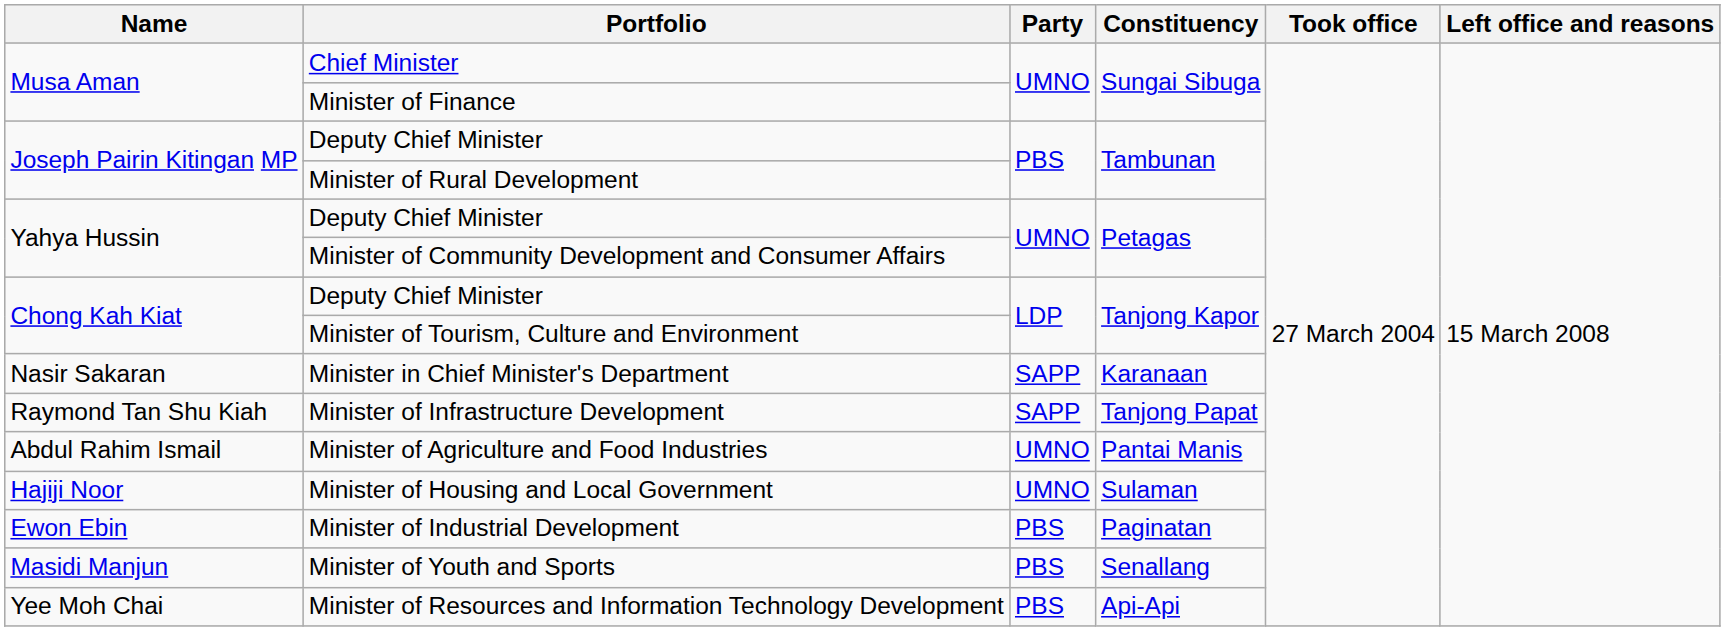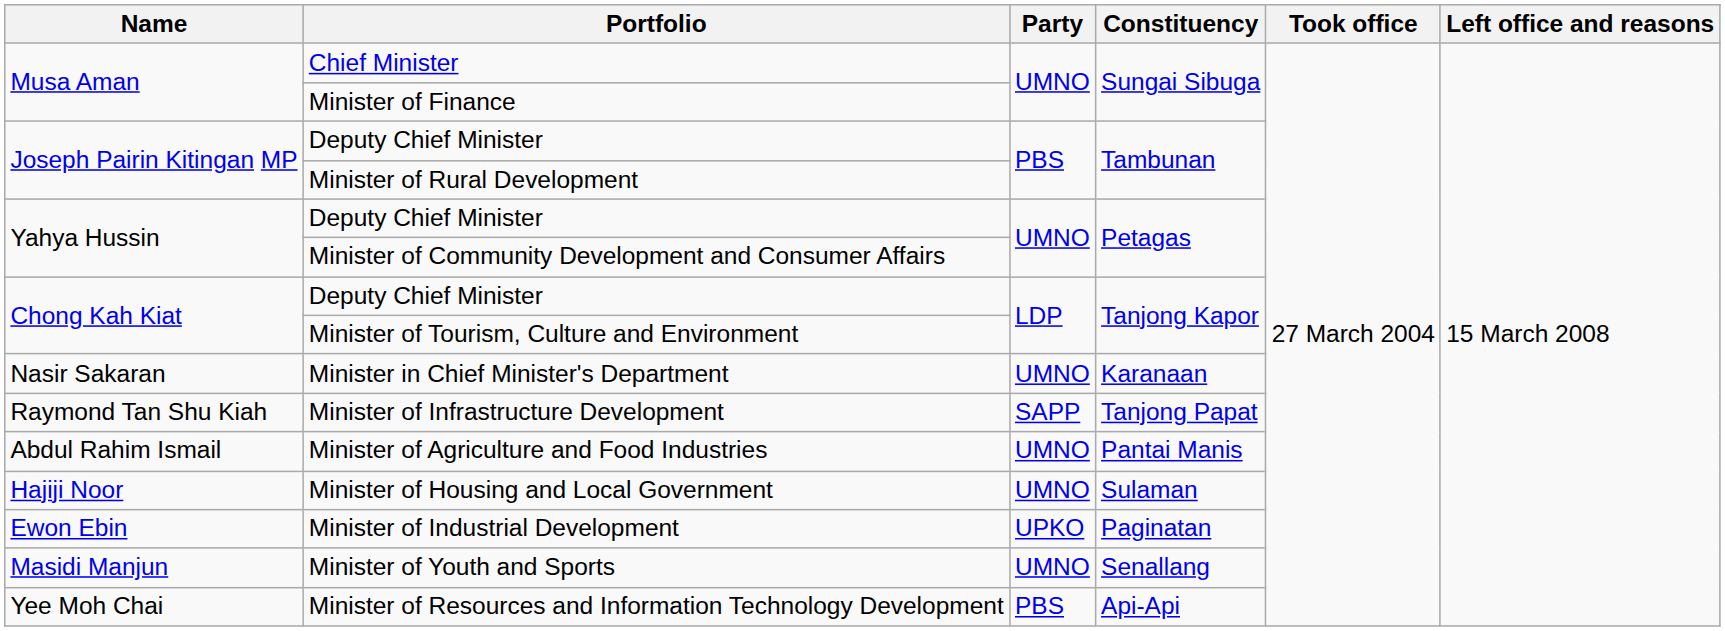(1048, 373) SAPP -> (1052, 373) UMNO
(1039, 528) PBS -> (1050, 528) UPKO
(1039, 567) PBS -> (1052, 567) UMNO
